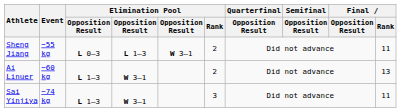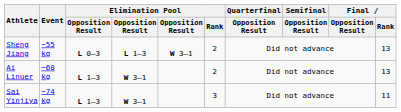(386, 48) 11 -> (386, 48) 13
